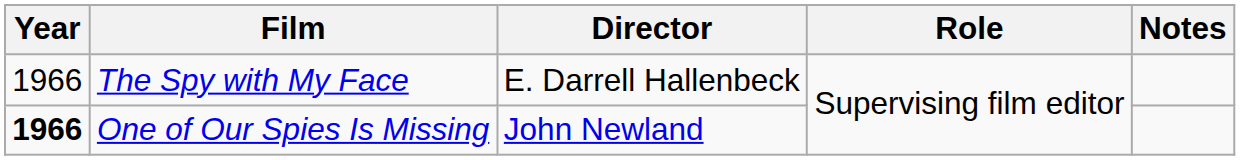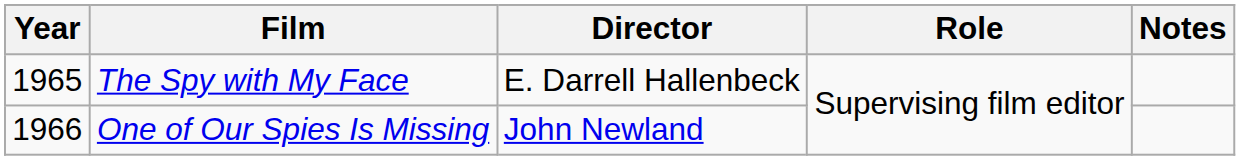(47, 79) 1966 -> (47, 79) 1965
(47, 129) bold -> (47, 129) normal
